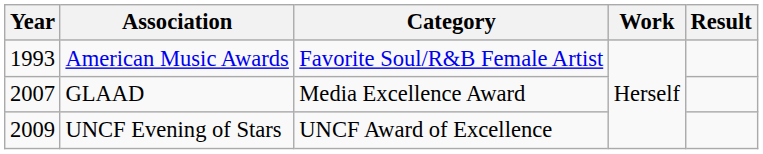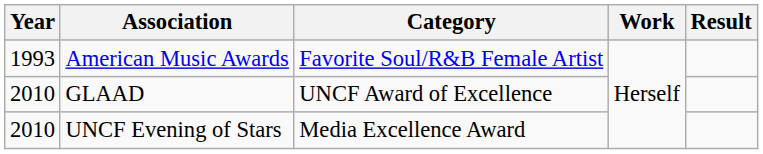(32, 93) 2007 -> (32, 93) 2010
(412, 93) Media Excellence Award -> (426, 93) UNCF Award of Excellence
(32, 129) 2009 -> (32, 129) 2010
(426, 129) UNCF Award of Excellence -> (412, 129) Media Excellence Award
